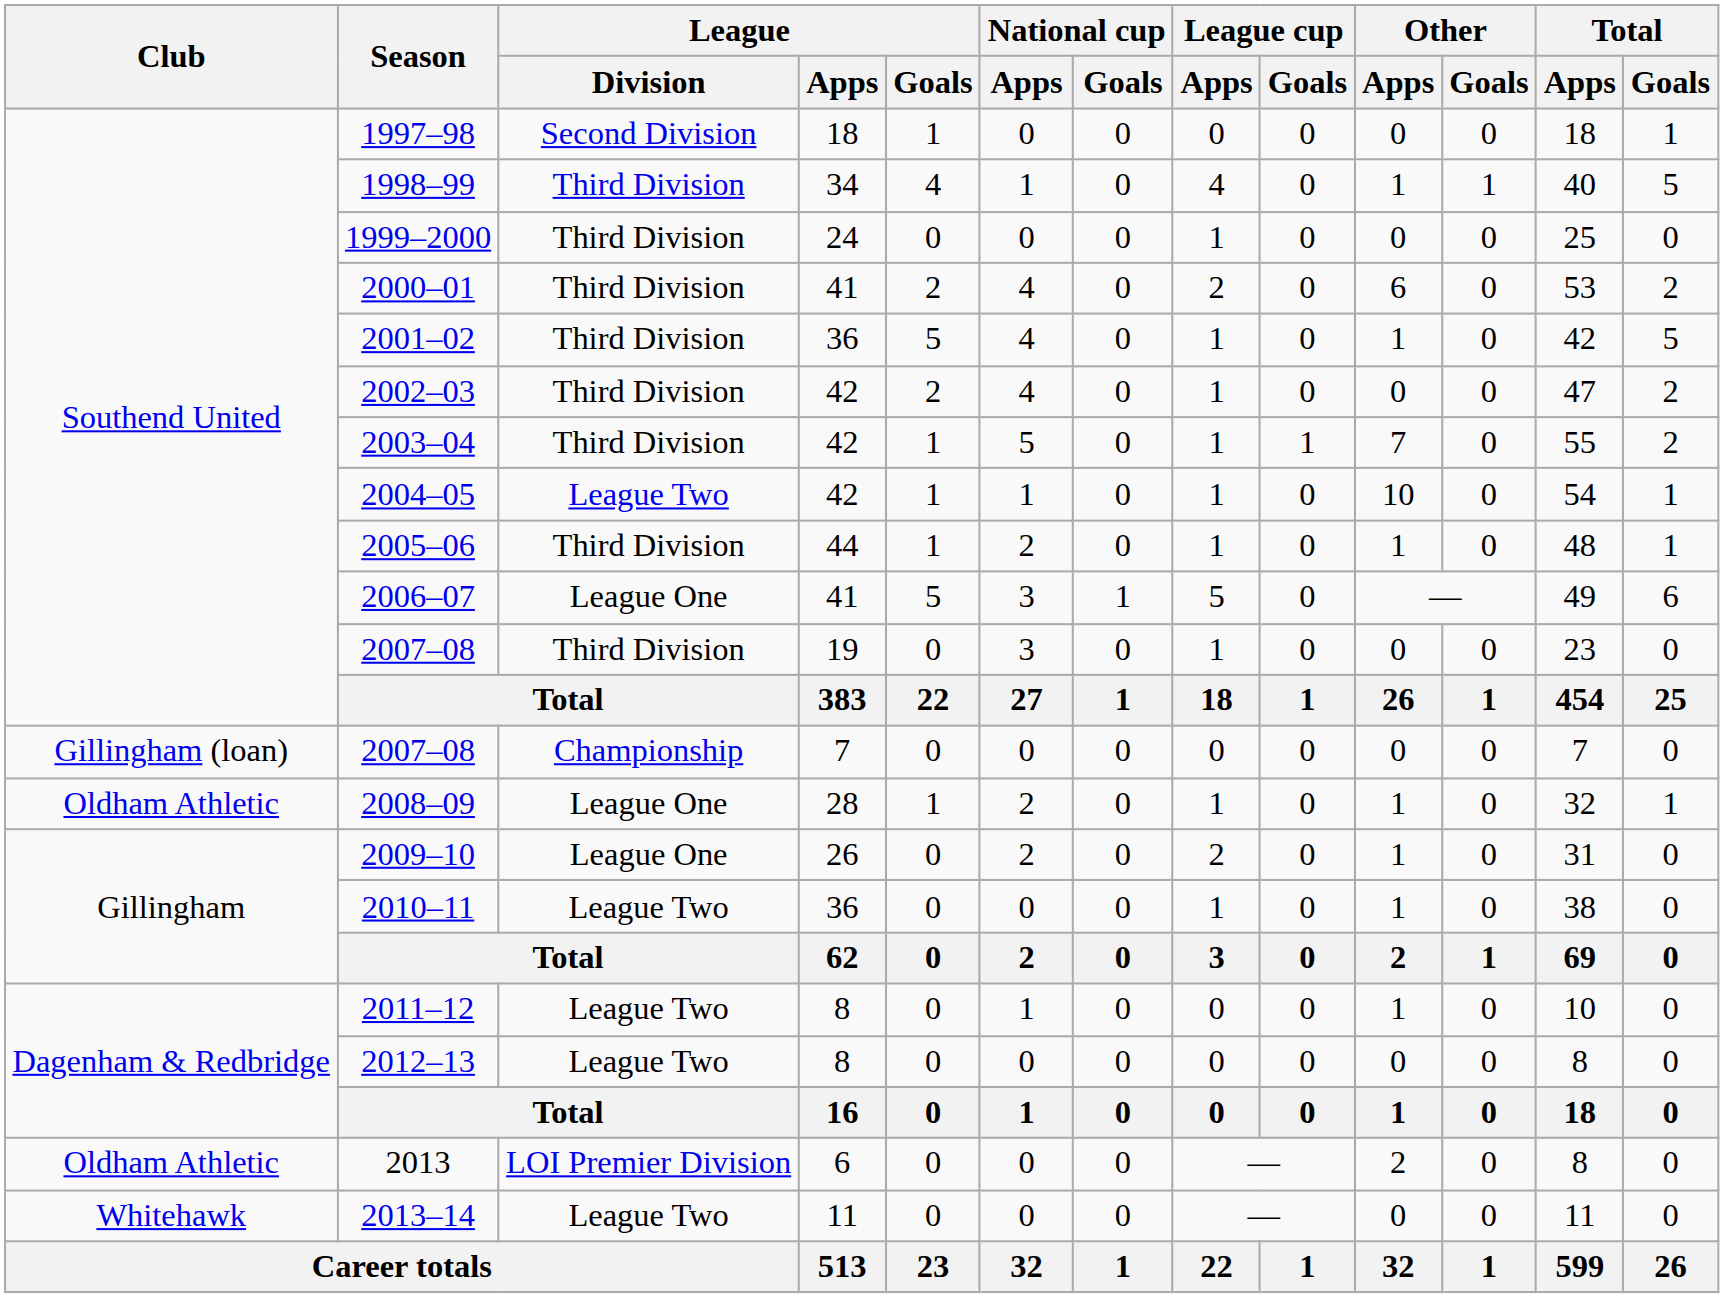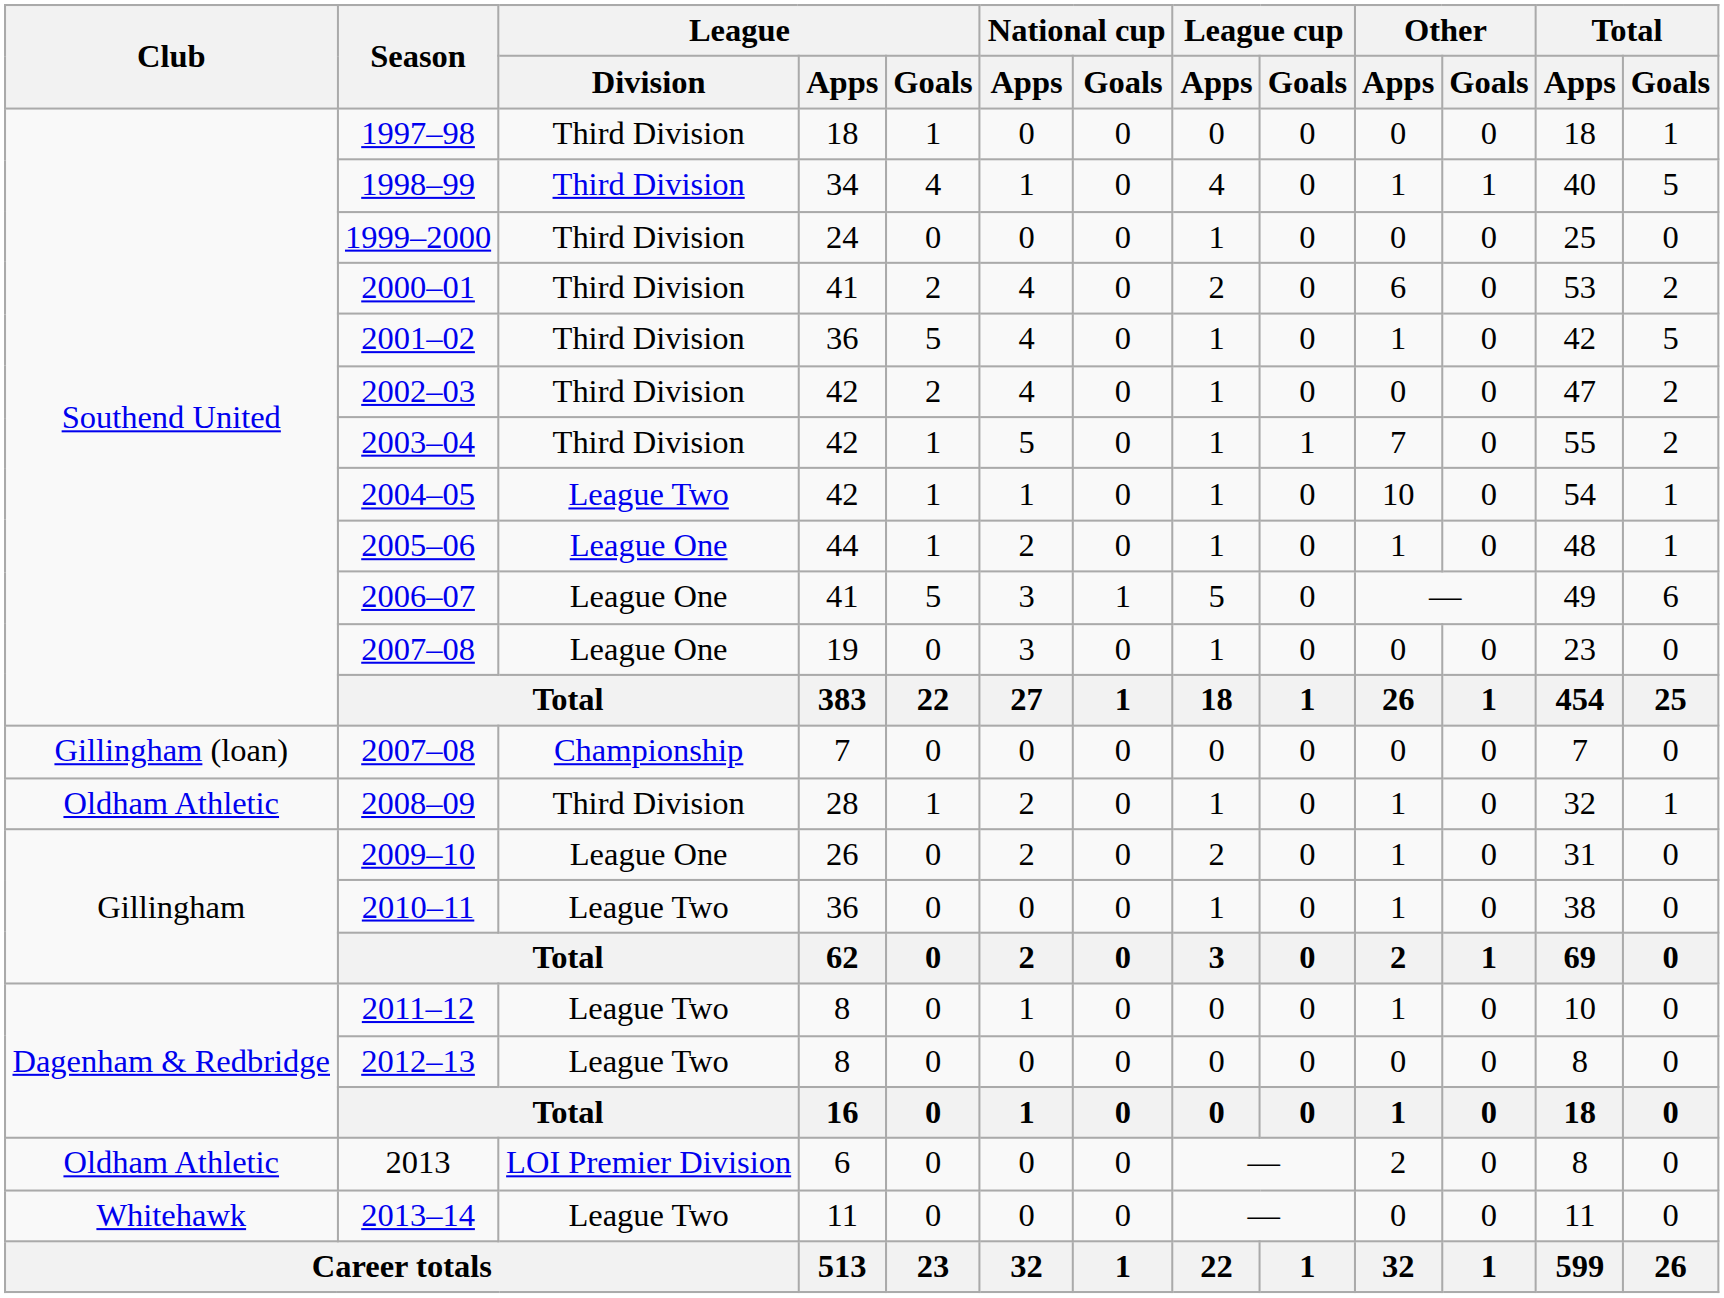(649, 133) Second Division -> (649, 133) Third Division
(649, 545) Third Division -> (649, 545) League One
(649, 648) Third Division -> (649, 648) League One
(649, 802) League One -> (649, 802) Third Division
